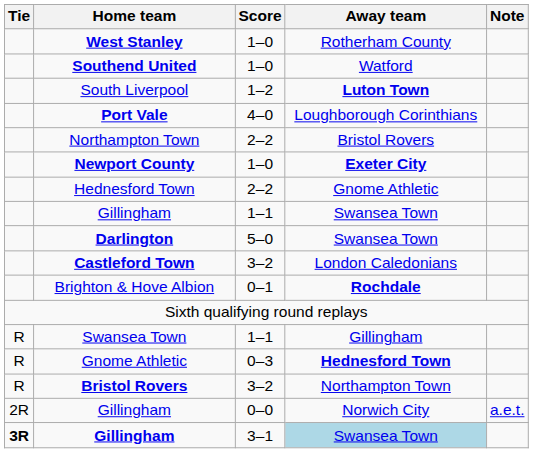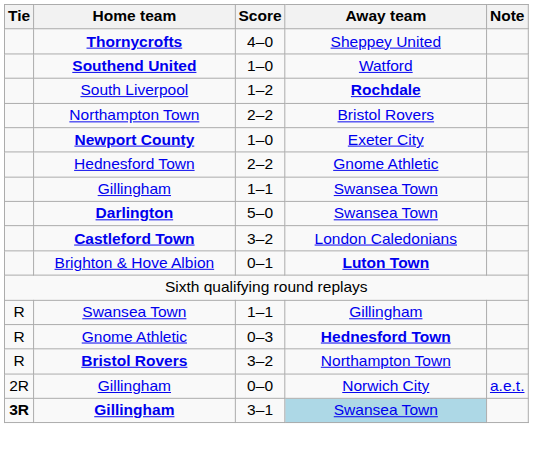- row: (134, 41)
+ row: (134, 41)
(386, 90) Luton Town -> (386, 90) Rochdale
- row: (134, 115)
(386, 164) bold -> (386, 139) normal
(386, 287) Rochdale -> (386, 262) Luton Town
